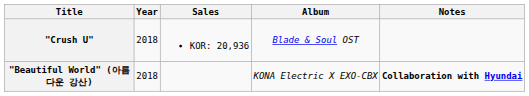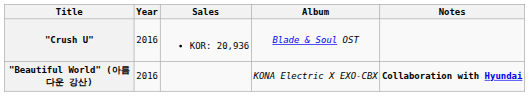(147, 40) 2018 -> (147, 40) 2016
(147, 76) 2018 -> (147, 76) 2016
